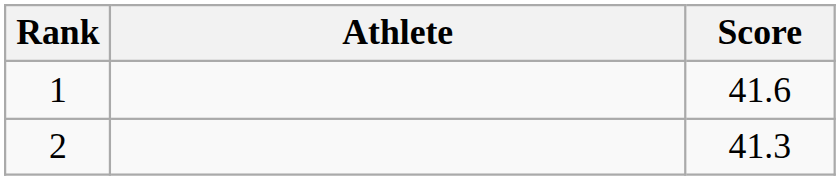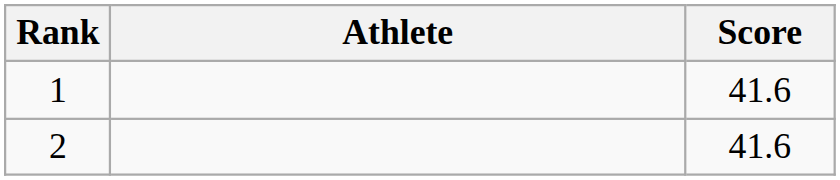(760, 145) 41.3 -> (760, 145) 41.6
